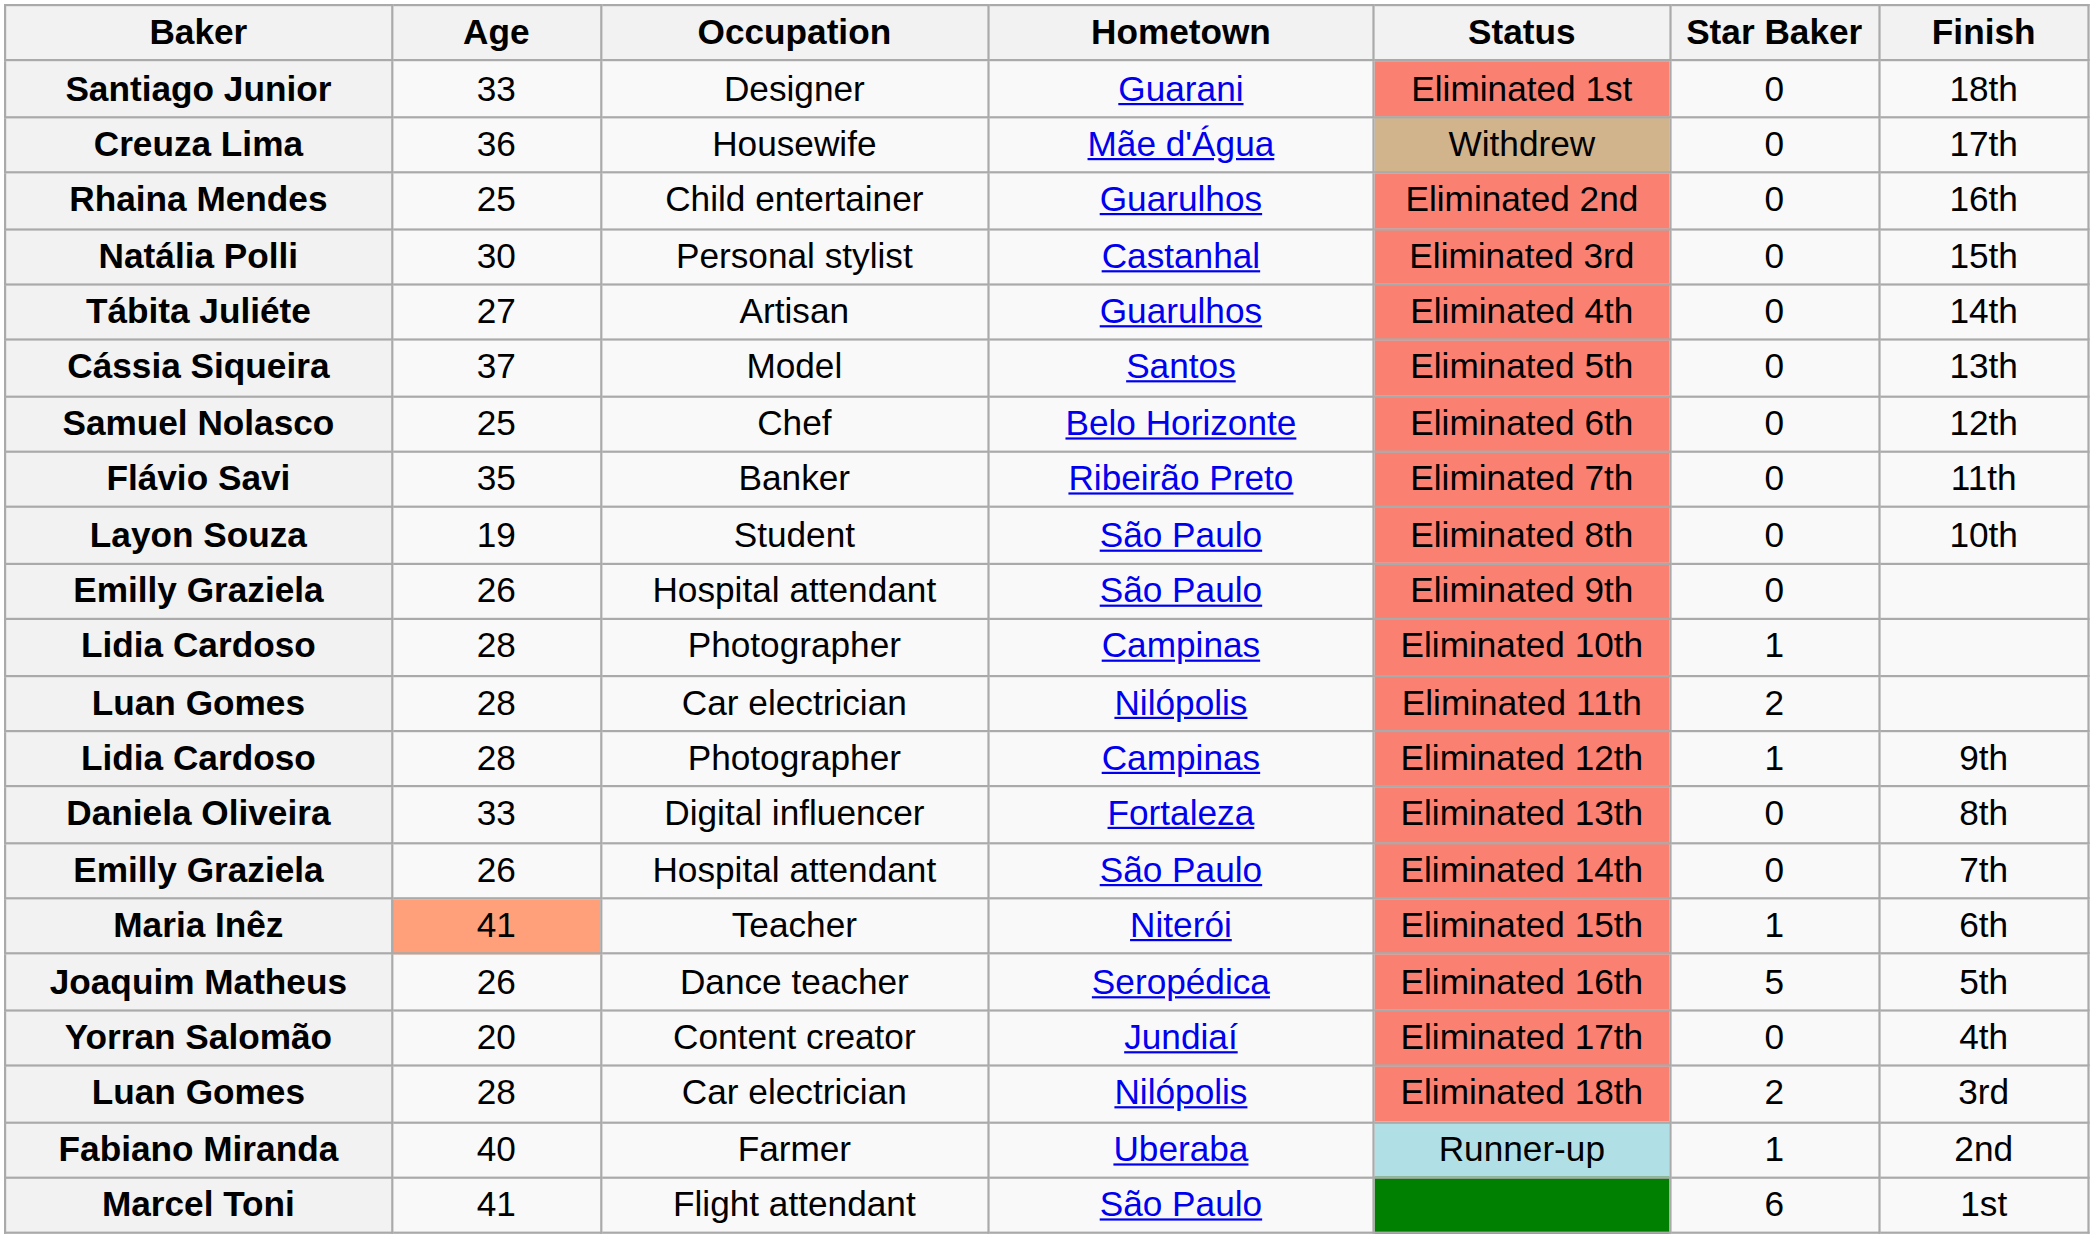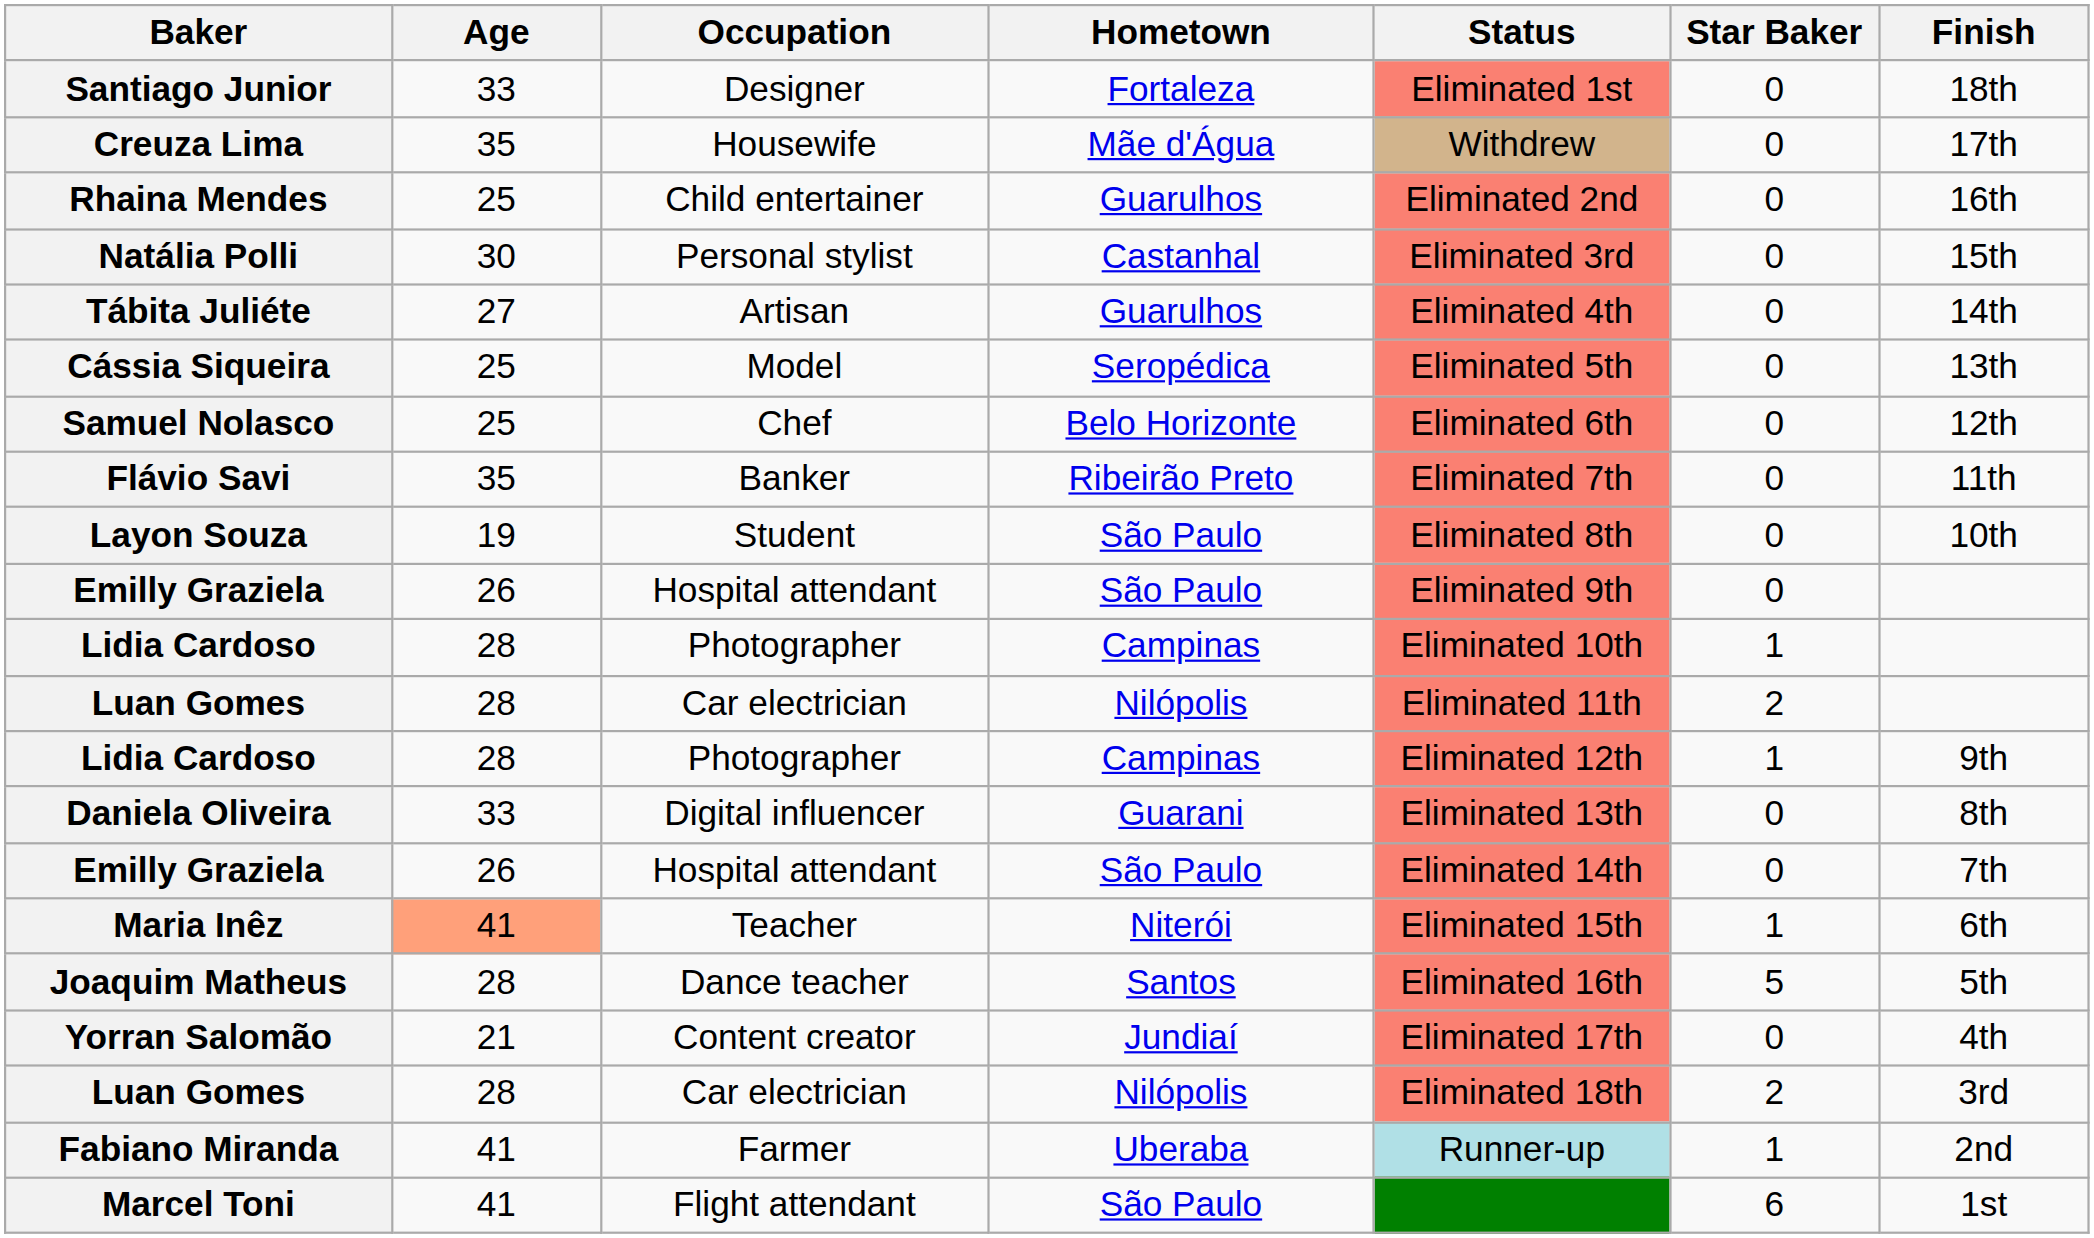(1181, 88) Guarani -> (1181, 88) Fortaleza
(496, 144) 36 -> (496, 144) 35
(496, 367) 37 -> (496, 367) 25
(1181, 367) Santos -> (1181, 367) Seropédica
(1181, 813) Fortaleza -> (1181, 813) Guarani
(496, 981) 26 -> (496, 981) 28
(1181, 981) Seropédica -> (1181, 981) Santos
(496, 1037) 20 -> (496, 1037) 21
(496, 1148) 40 -> (496, 1148) 41
